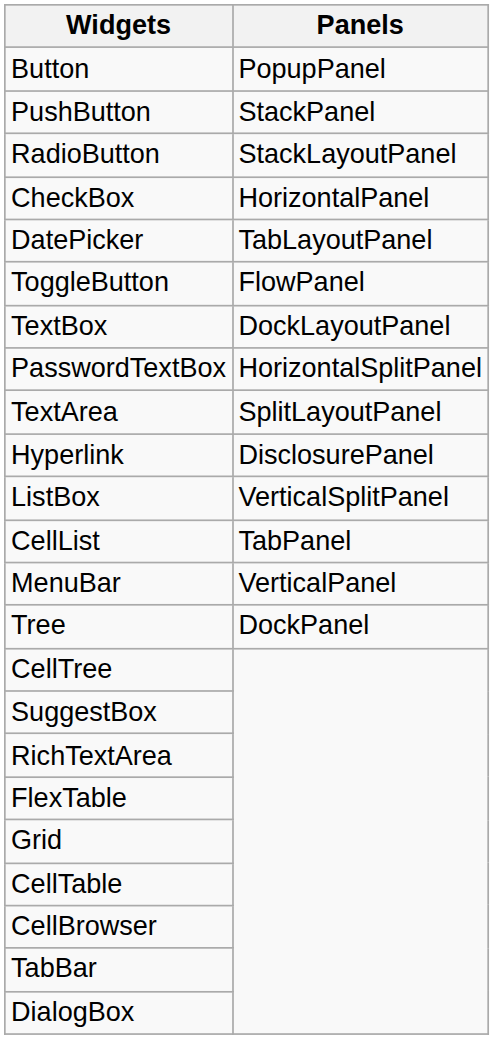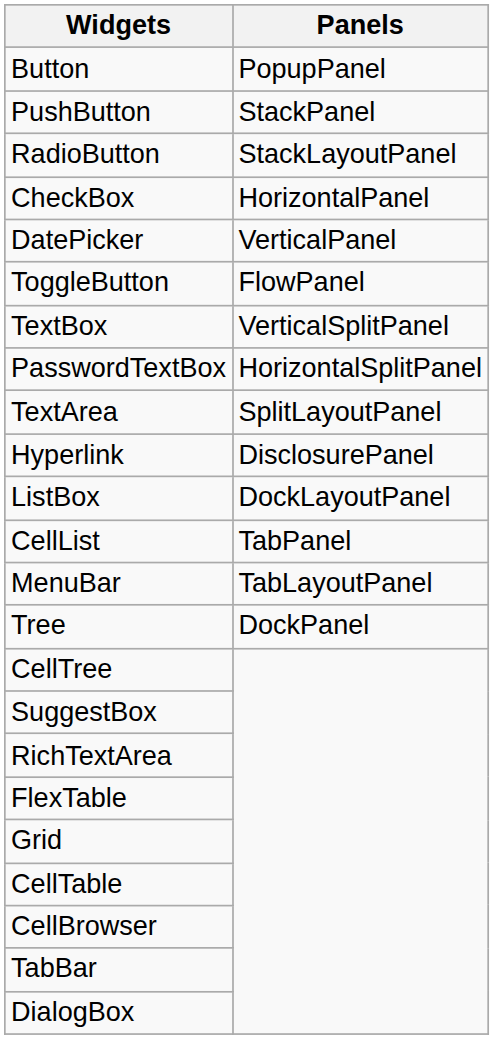(335, 240) TabLayoutPanel -> (317, 240) VerticalPanel
(344, 326) DockLayoutPanel -> (344, 326) VerticalSplitPanel
(344, 497) VerticalSplitPanel -> (344, 497) DockLayoutPanel
(317, 583) VerticalPanel -> (335, 583) TabLayoutPanel
